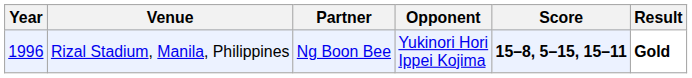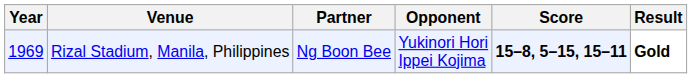(26, 51) 1996 -> (26, 51) 1969
